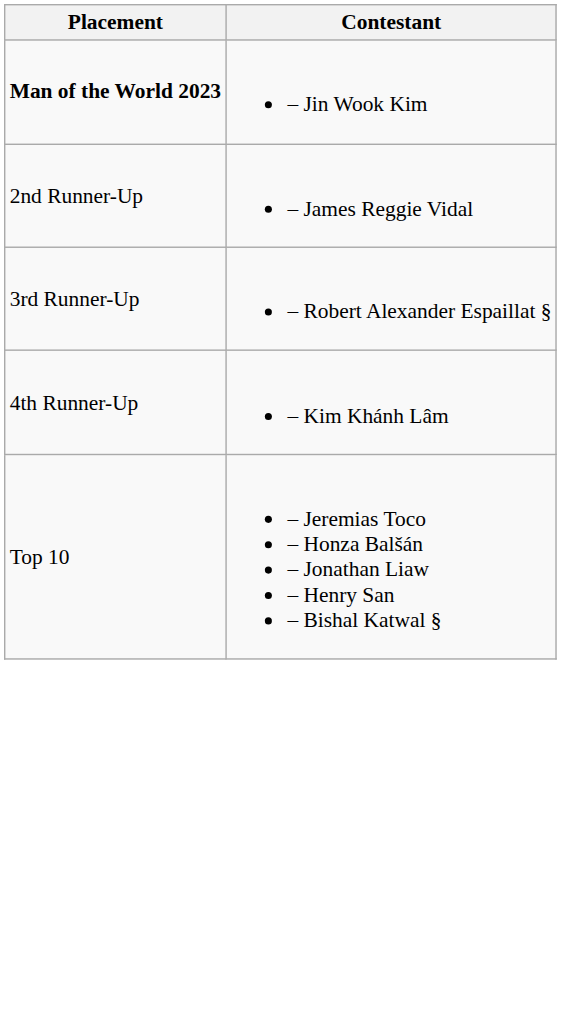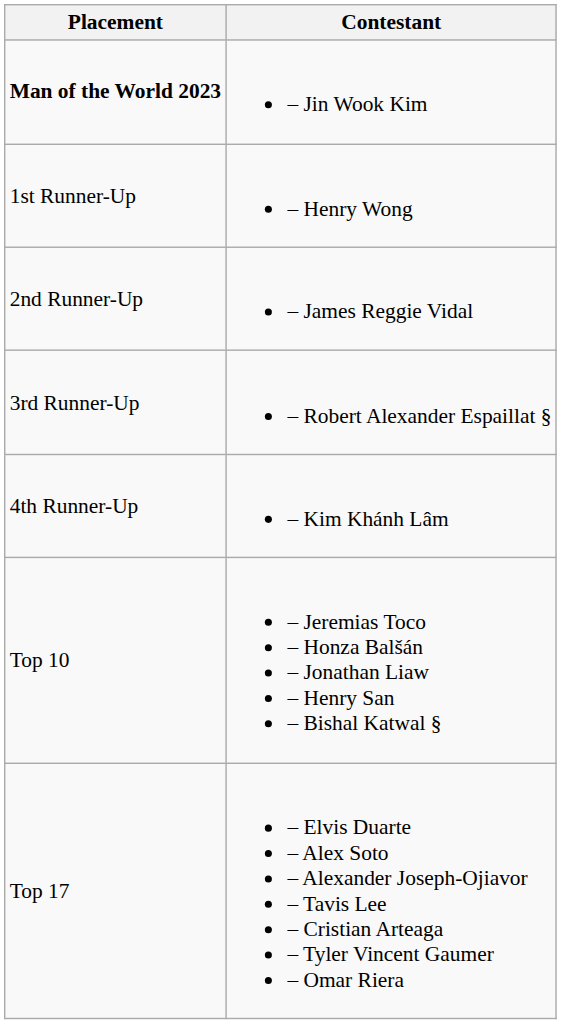+ row: (73, 195)
+ row: (40, 890)
